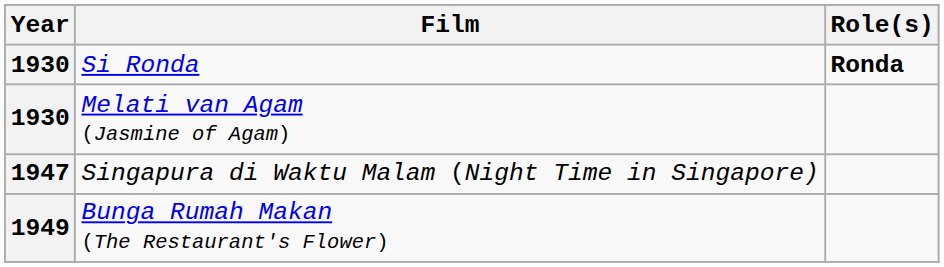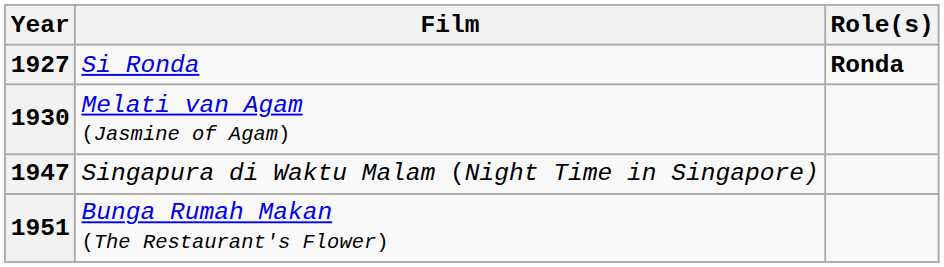(40, 65) 1930 -> (40, 65) 1927
(40, 228) 1949 -> (40, 228) 1951
